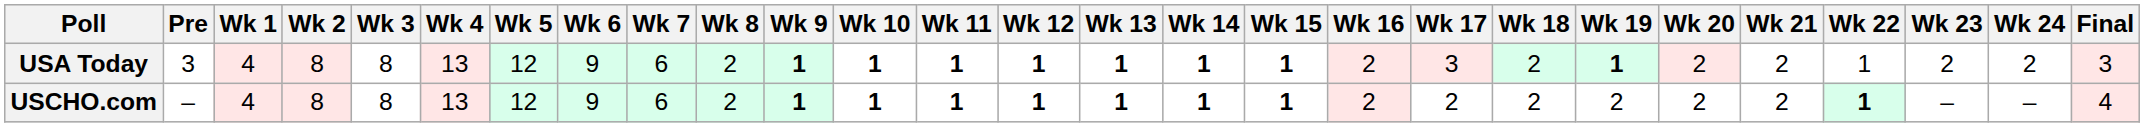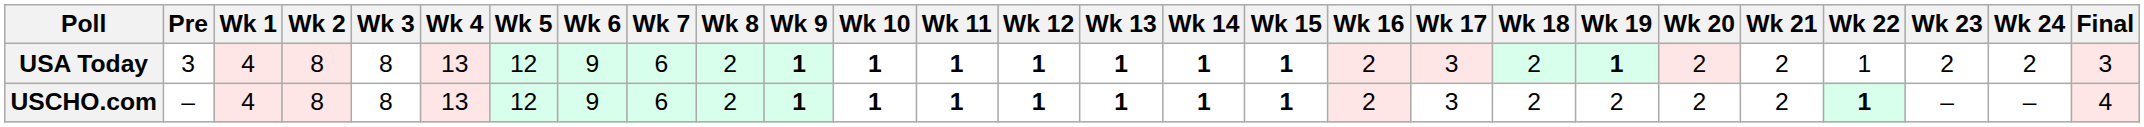(1452, 102) 2 -> (1452, 102) 3
